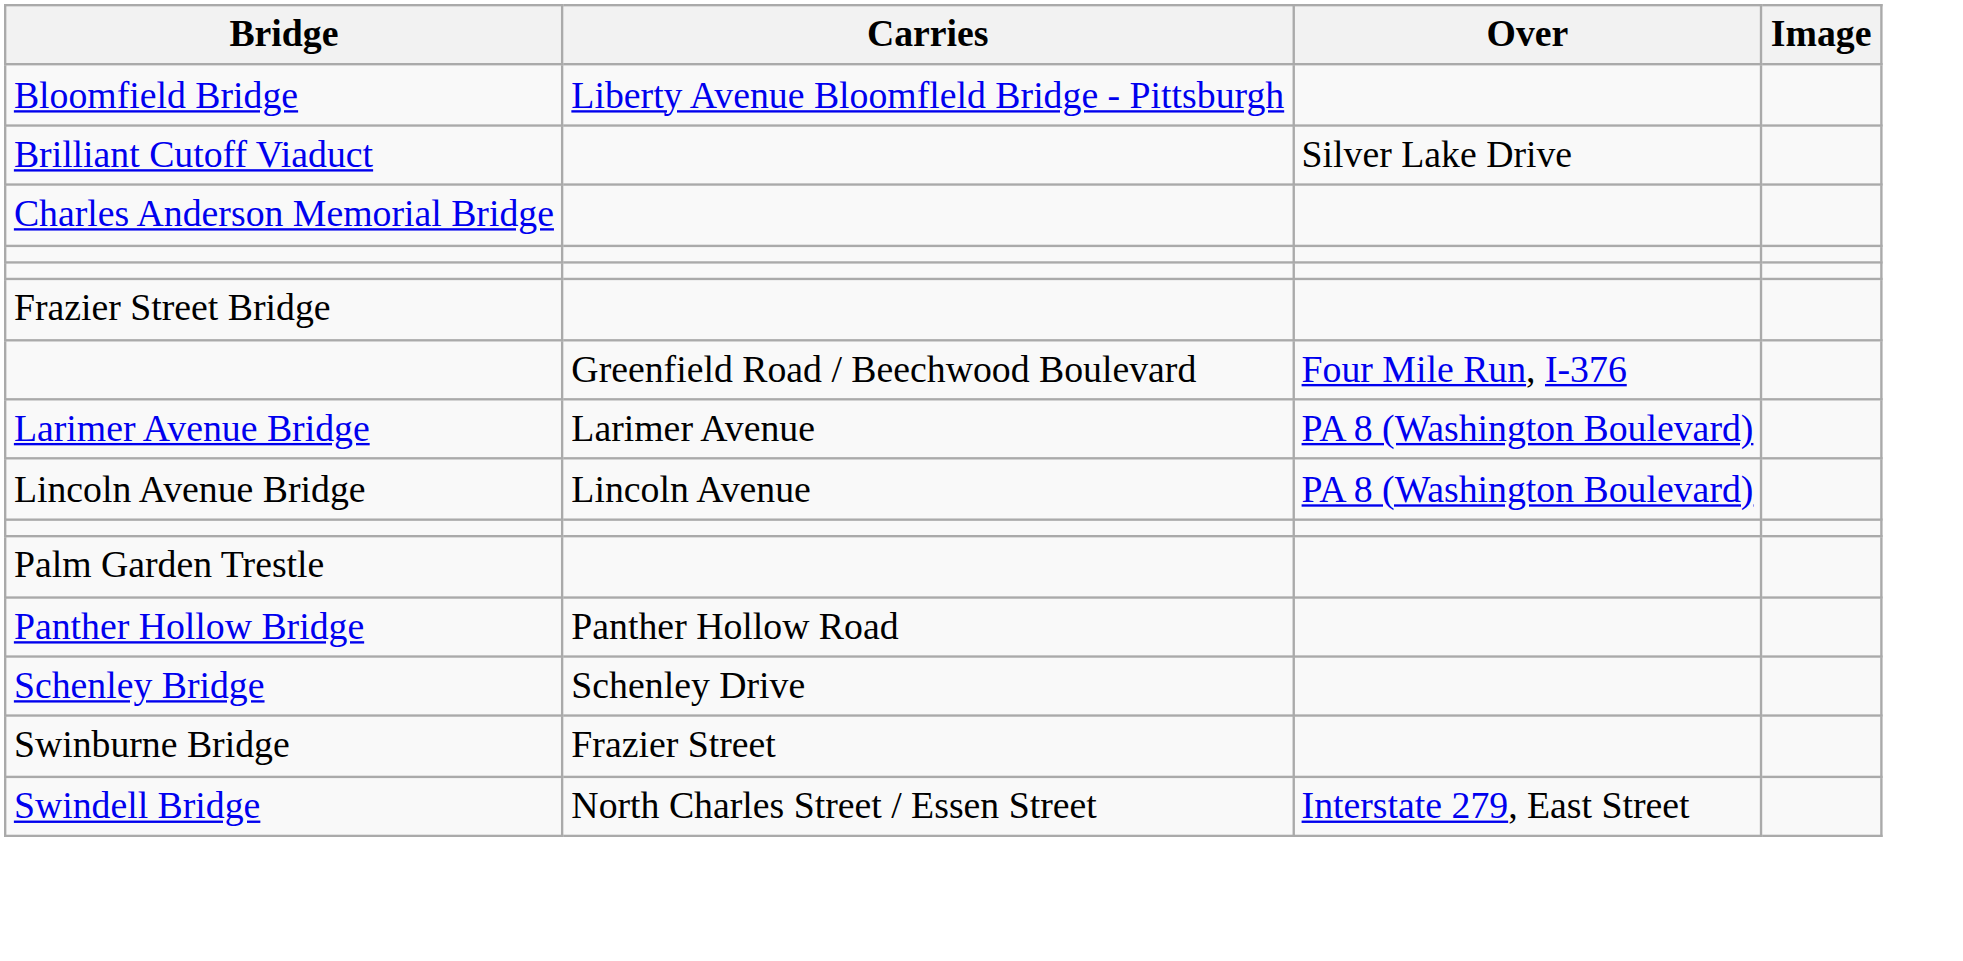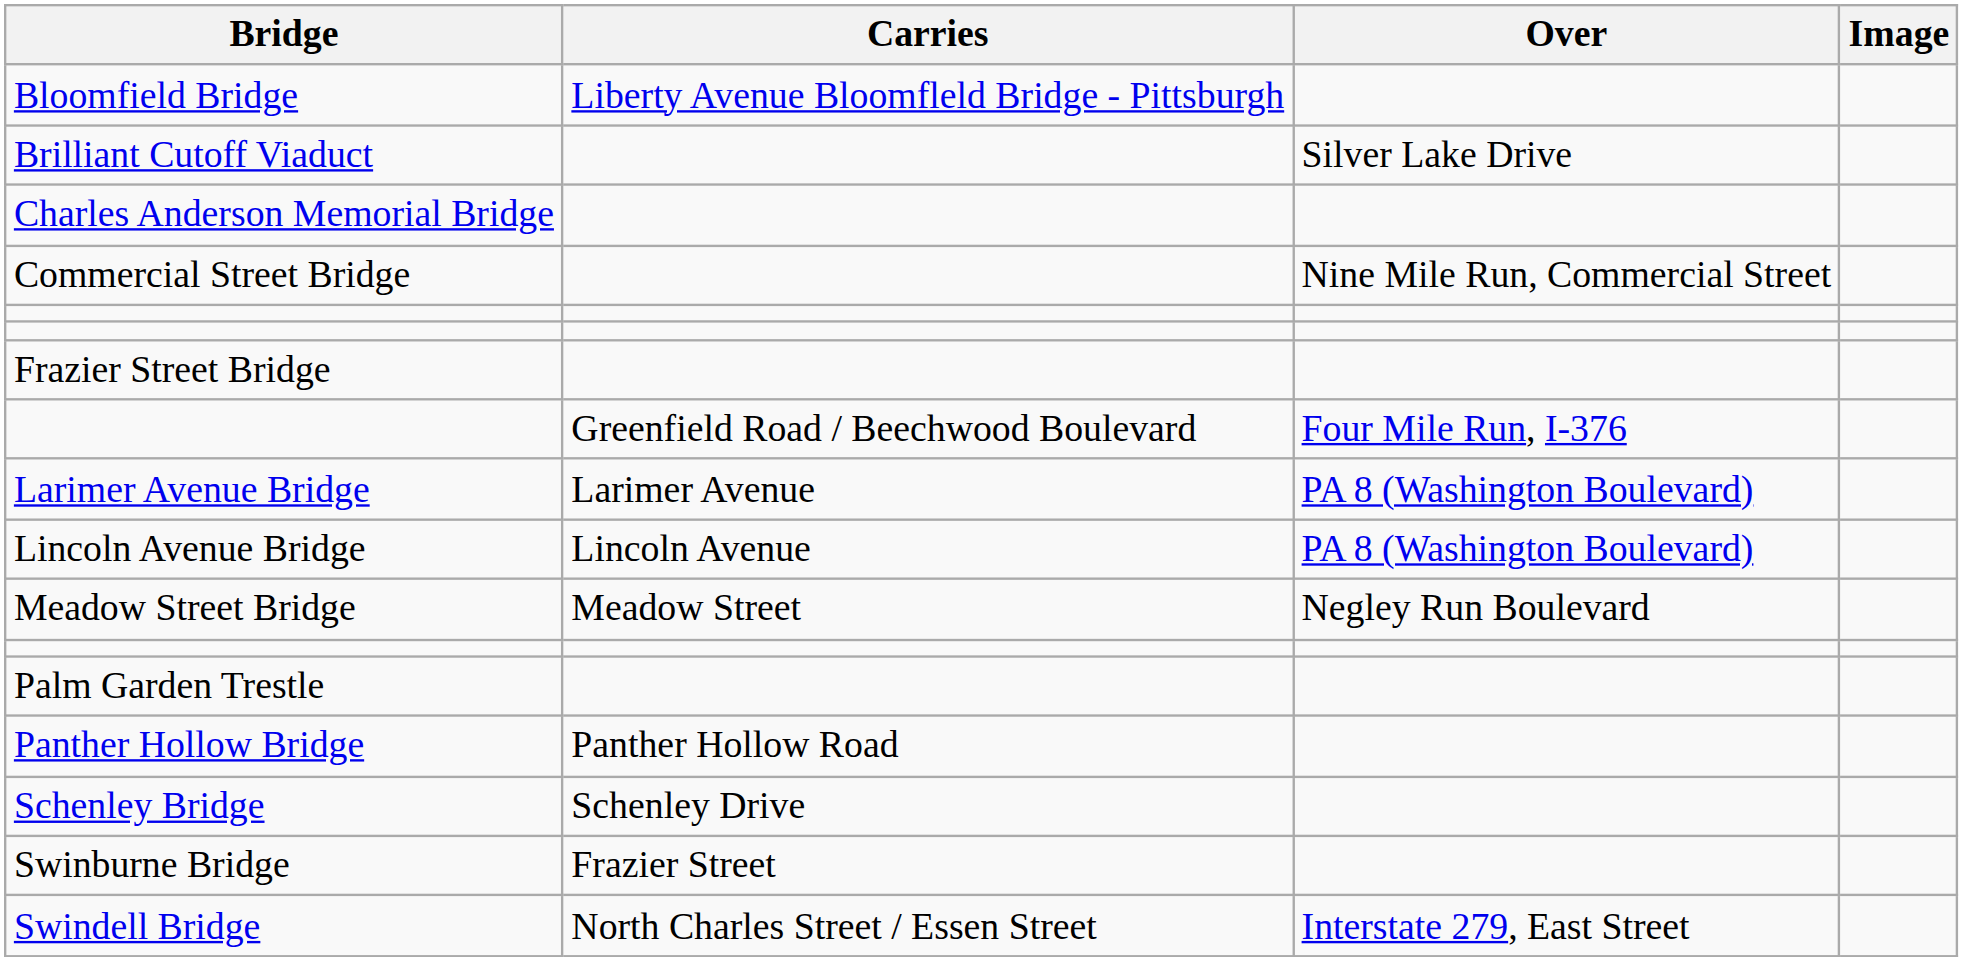+ row: (212, 273)
+ row: (185, 608)
